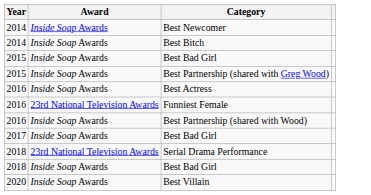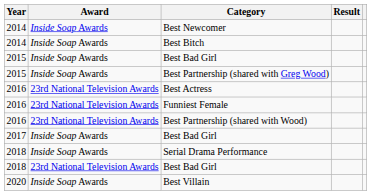+ column: (347, 12)
(69, 89) Inside Soap Awards -> (95, 89) 23rd National Television Awards
(69, 120) Inside Soap Awards -> (95, 120) 23rd National Television Awards
(95, 151) 23rd National Television Awards -> (69, 151) Inside Soap Awards
(69, 167) Inside Soap Awards -> (95, 167) 23rd National Television Awards
